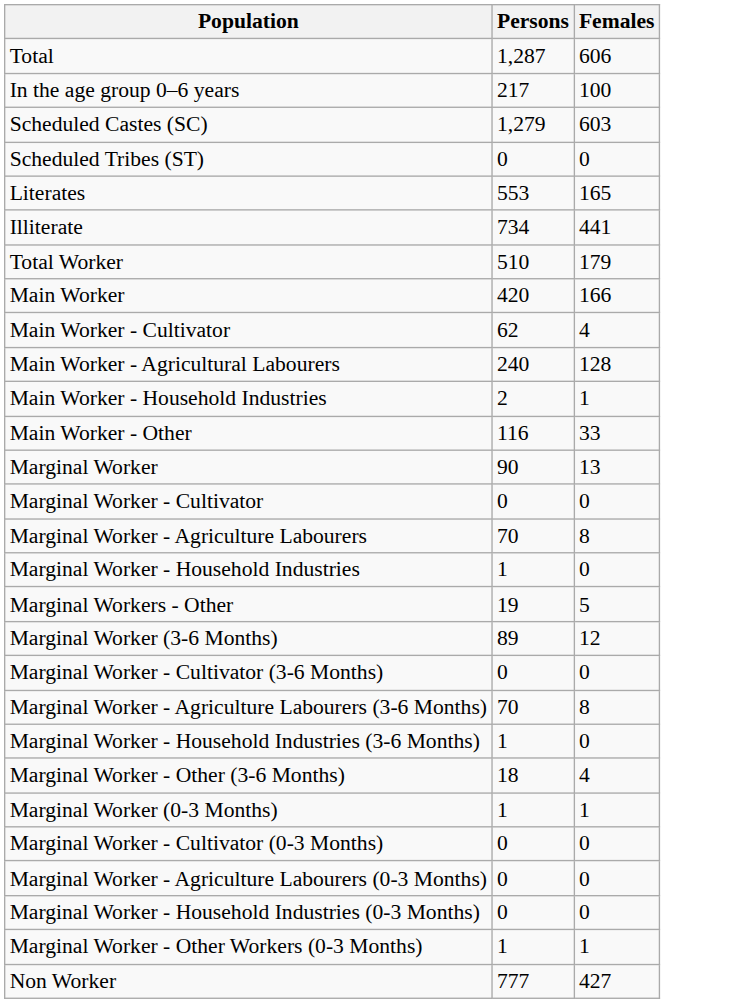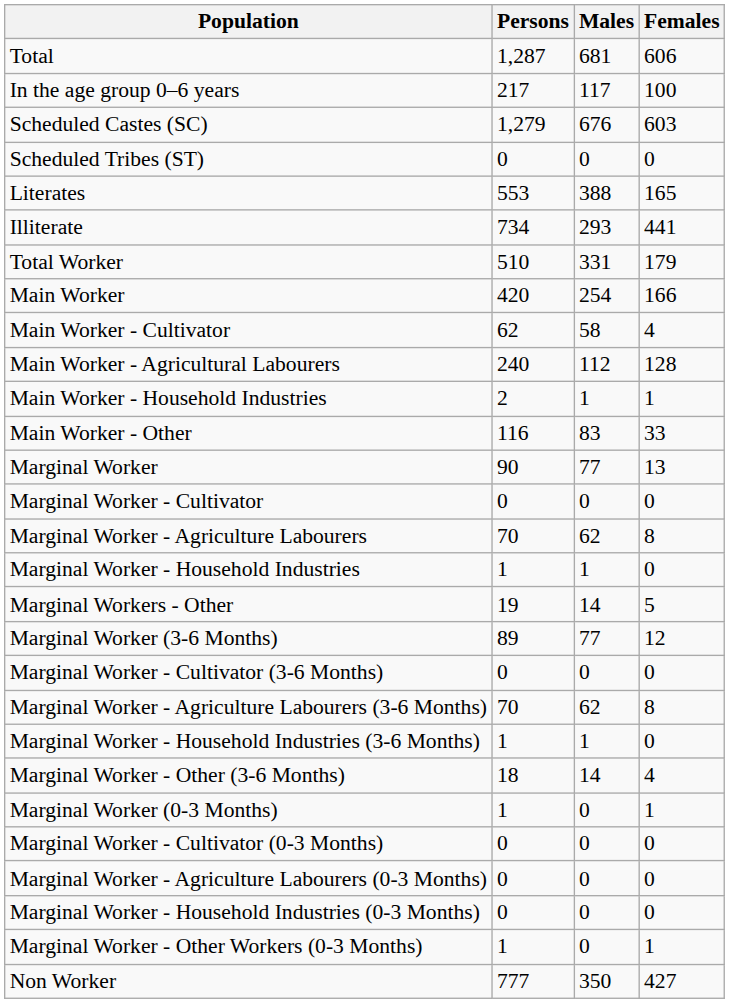+ column: (607, 21)
